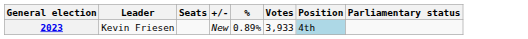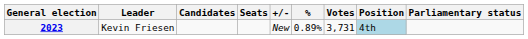+ column: (207, 12)
(280, 27) 3,933 -> (340, 27) 3,731
